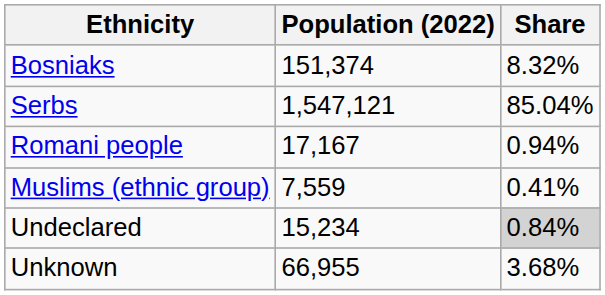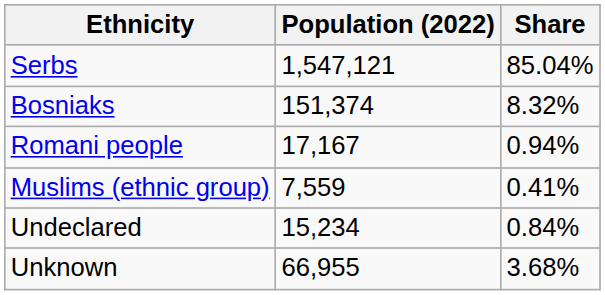rows swapped: (44, 106) <-> (63, 65)
(543, 227) lightgrey background -> (543, 227) no background
